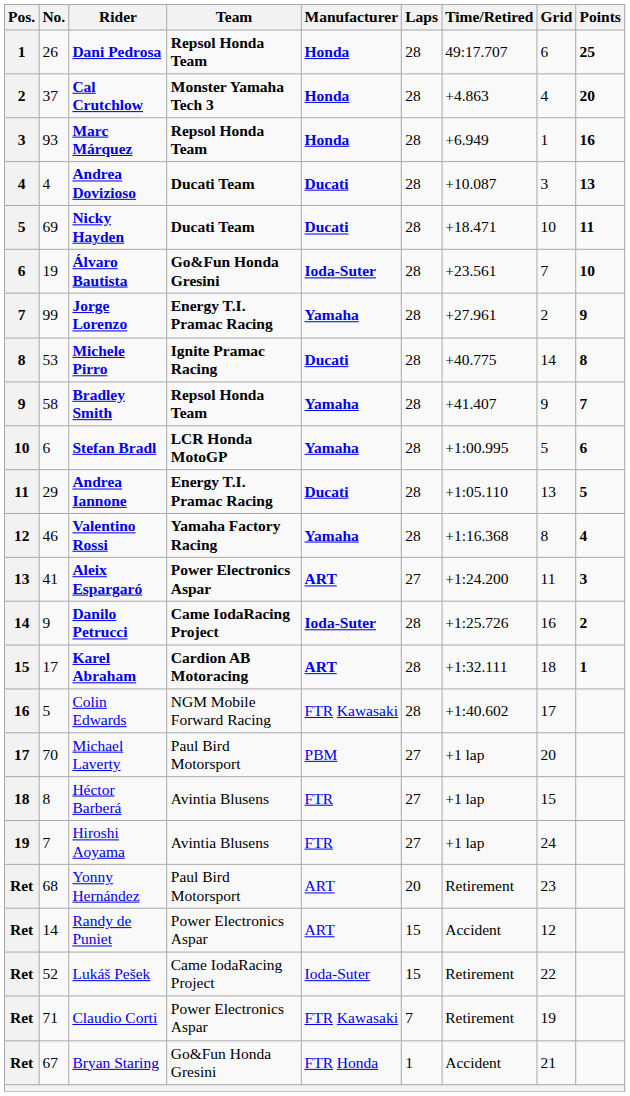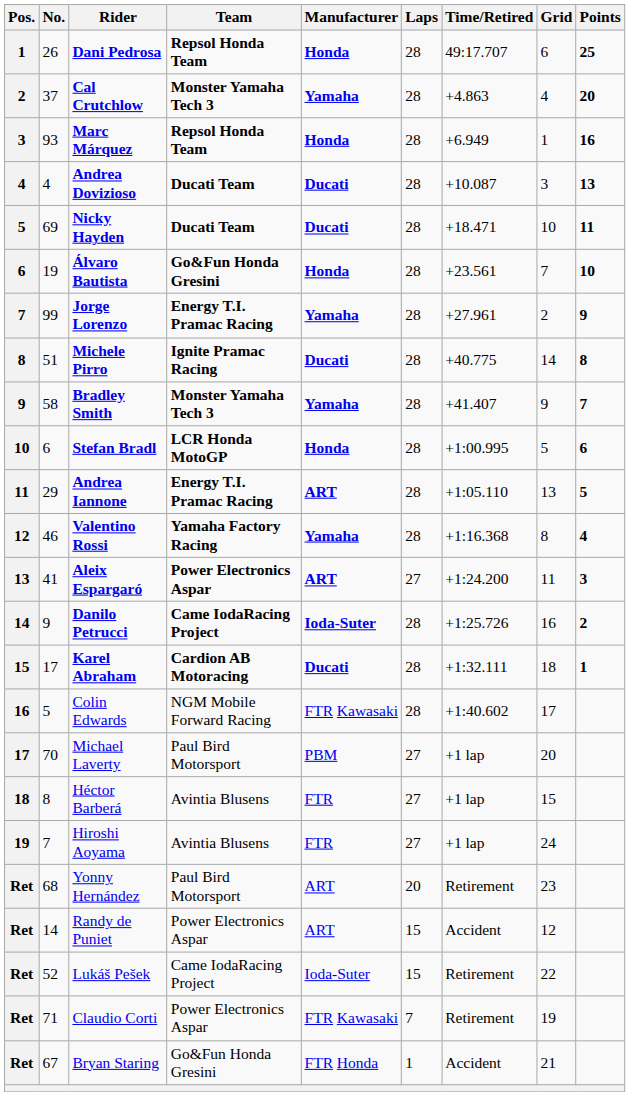(327, 96) Honda -> (332, 96) Yamaha
(340, 271) Ioda-Suter -> (327, 271) Honda
(50, 359) 53 -> (50, 359) 51
(217, 403) Repsol Honda Team -> (227, 403) Monster Yamaha Tech 3
(332, 447) Yamaha -> (327, 447) Honda
(327, 491) Ducati -> (321, 491) ART
(321, 667) ART -> (327, 667) Ducati
